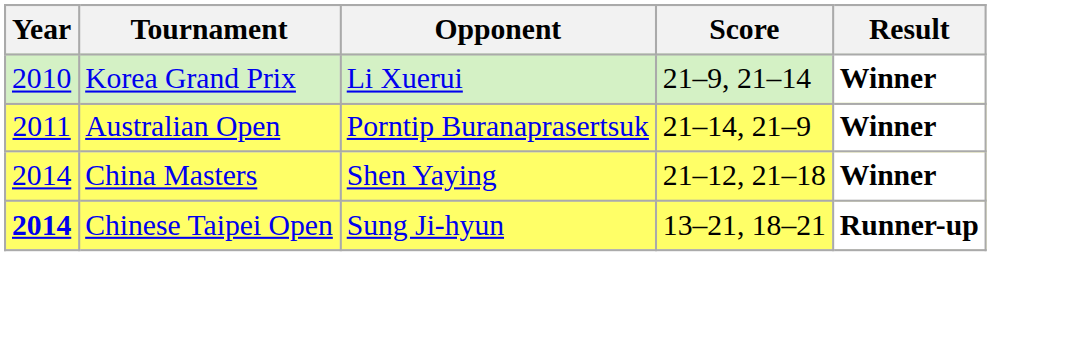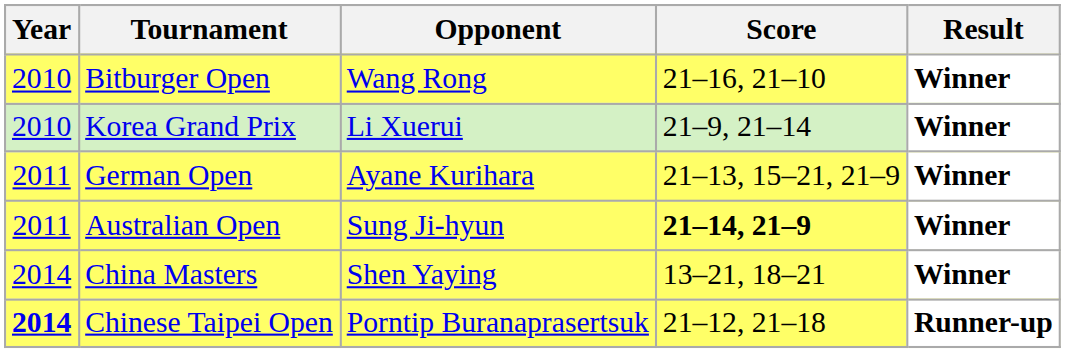+ row: (178, 78)
+ row: (169, 176)
(498, 127) Porntip Buranaprasertsuk -> (425, 225) Sung Ji-hyun
(737, 127) normal -> (737, 225) bold
(744, 176) 21–12, 21–18 -> (744, 273) 13–21, 18–21
(425, 225) Sung Ji-hyun -> (498, 322) Porntip Buranaprasertsuk
(744, 225) 13–21, 18–21 -> (744, 322) 21–12, 21–18
